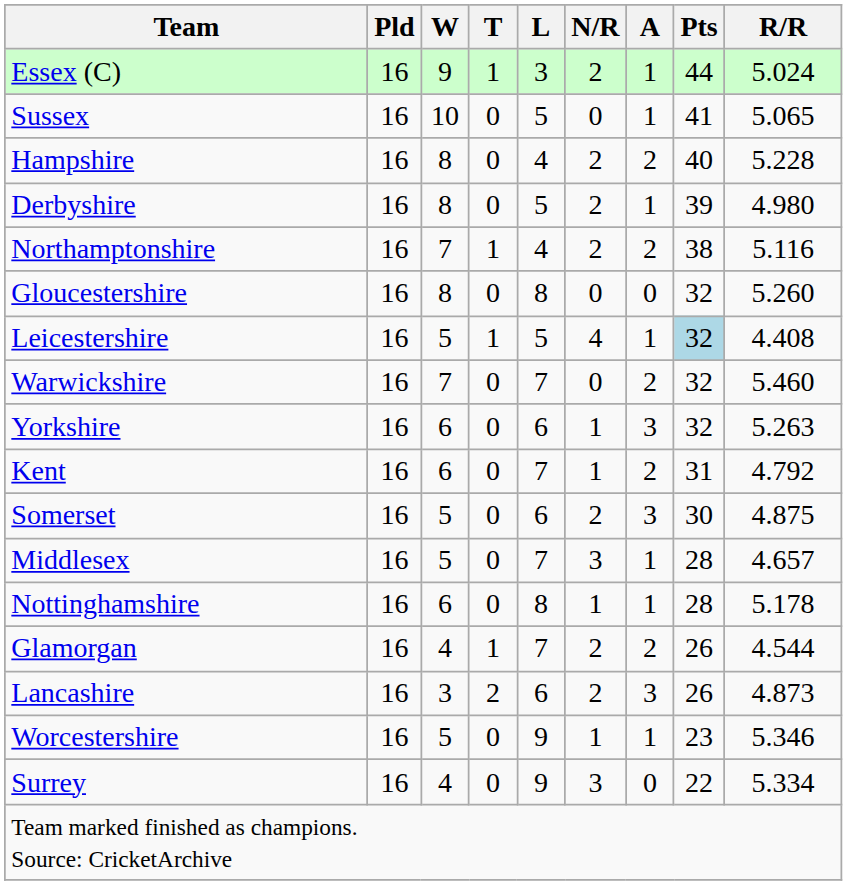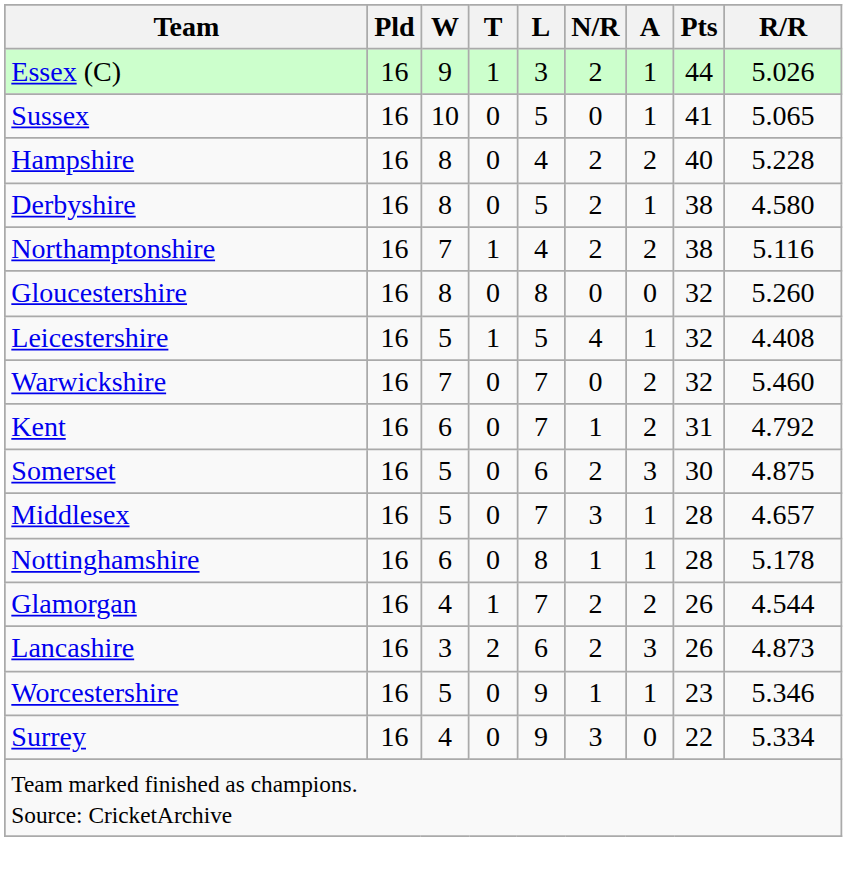(783, 71) 5.024 -> (783, 71) 5.026
(699, 204) 39 -> (699, 204) 38
(783, 204) 4.980 -> (783, 204) 4.580
(699, 337) lightblue background -> (699, 337) no background
- row: (66, 426)
